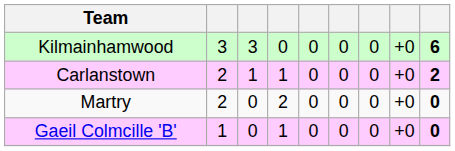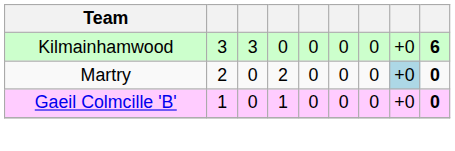- row: (106, 74)
(405, 103) no background -> (405, 74) lightblue background
